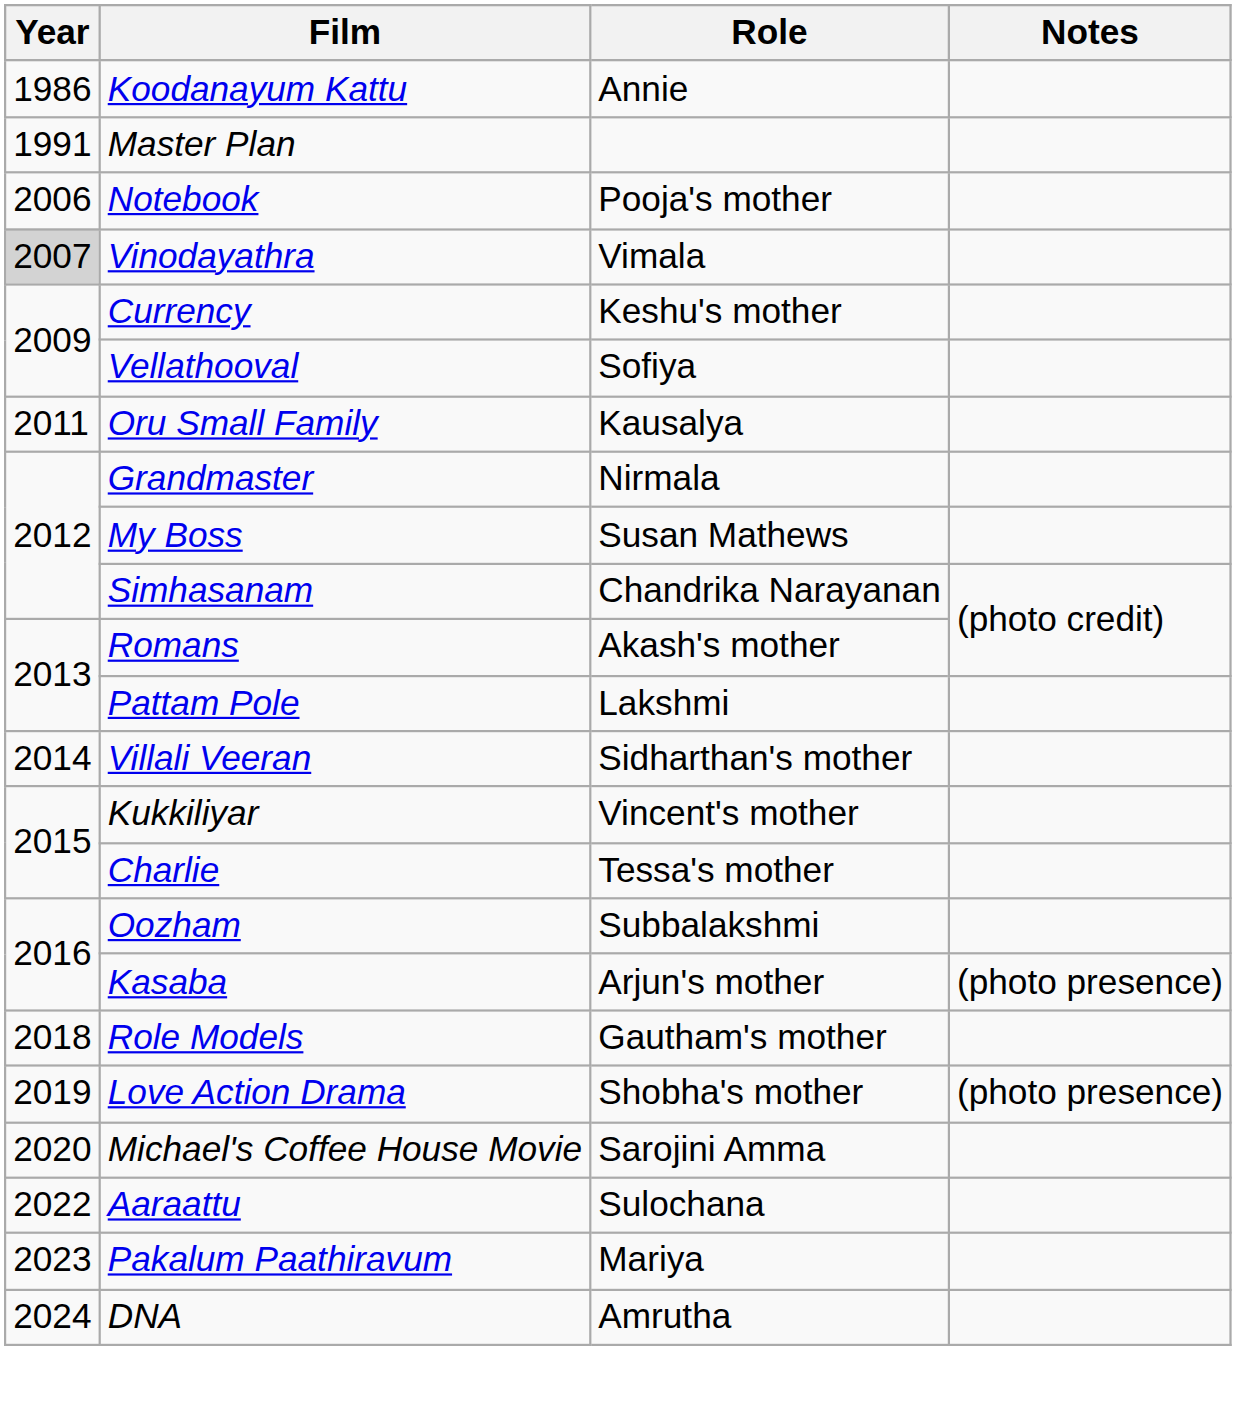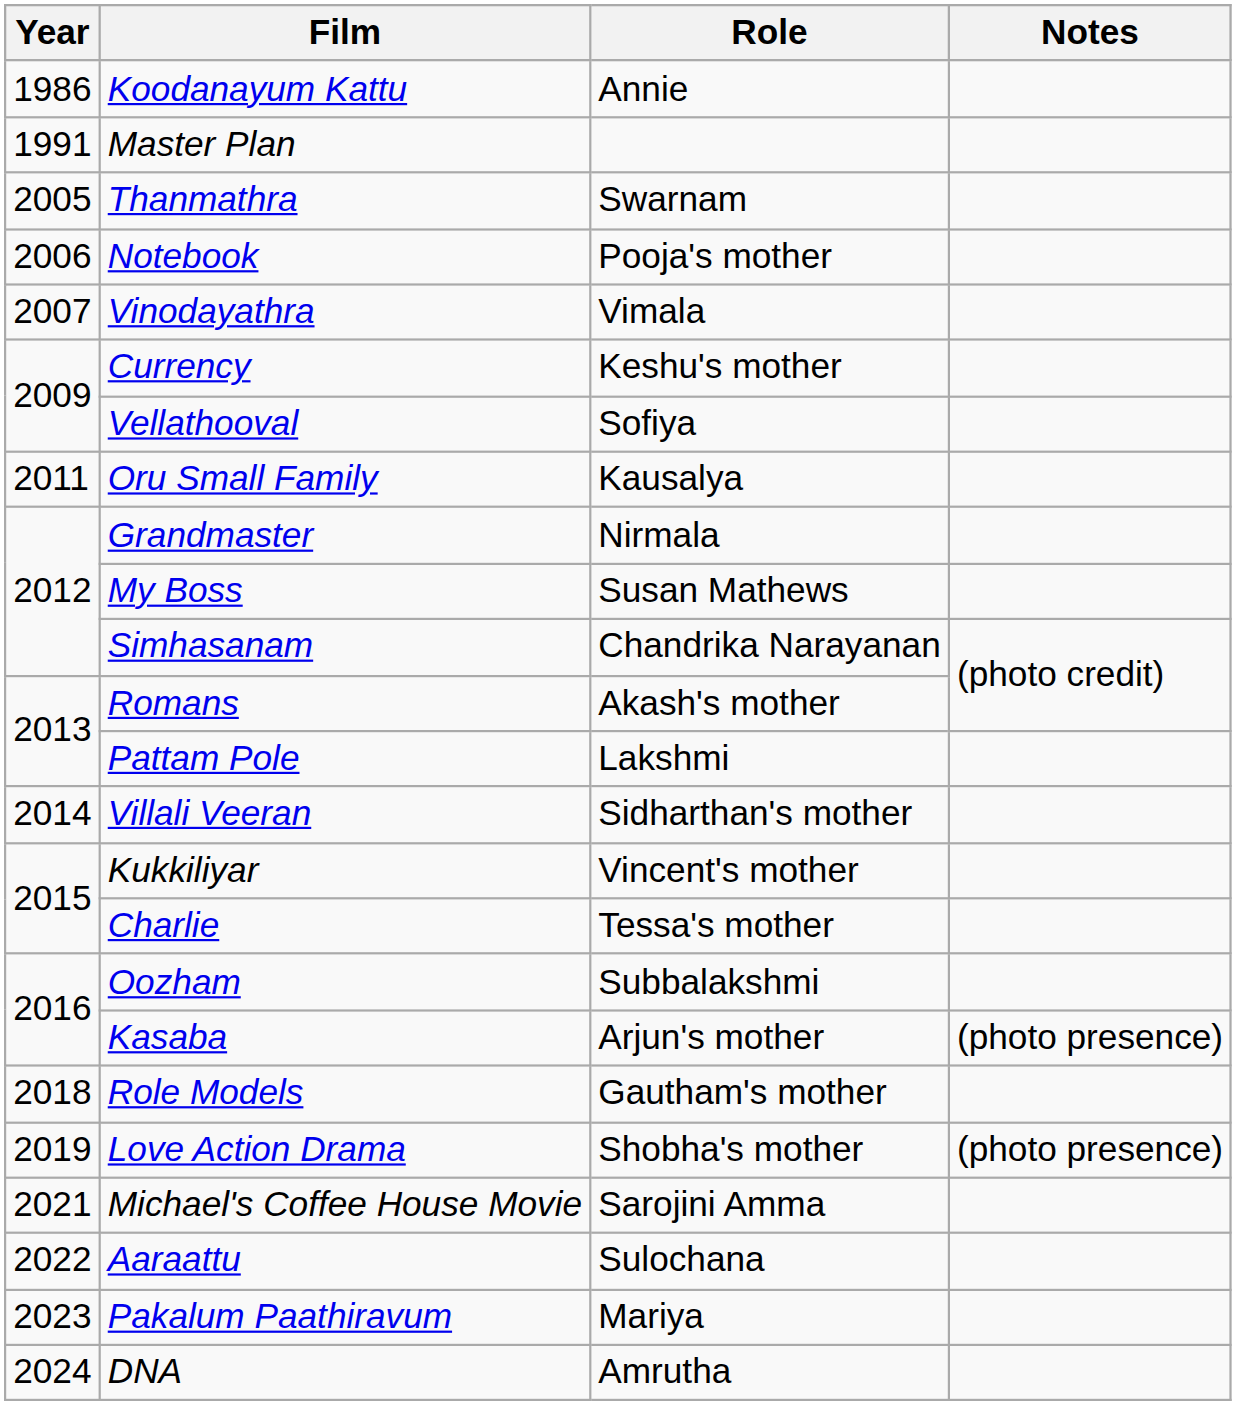+ row: (203, 199)
(52, 255) lightgrey background -> (52, 311) no background
(52, 1148) 2020 -> (52, 1204) 2021
